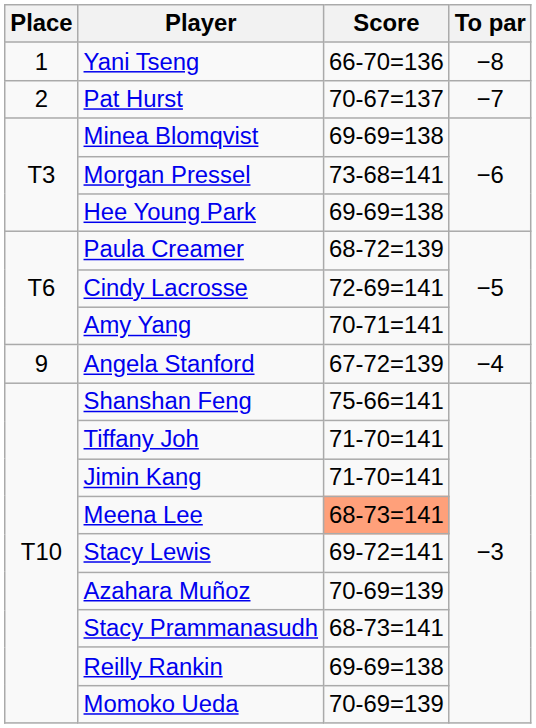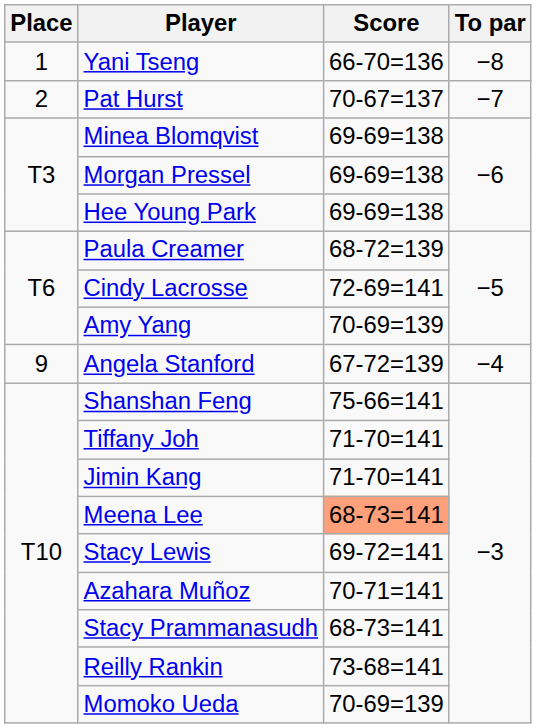(386, 174) 73-68=141 -> (386, 174) 69-69=138
(386, 325) 70-71=141 -> (386, 325) 70-69=139
(386, 590) 70-69=139 -> (386, 590) 70-71=141
(386, 666) 69-69=138 -> (386, 666) 73-68=141
